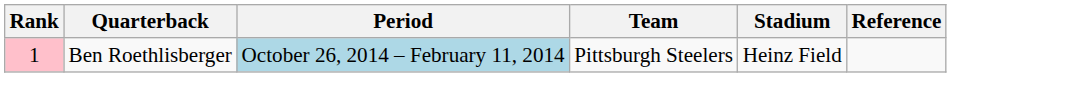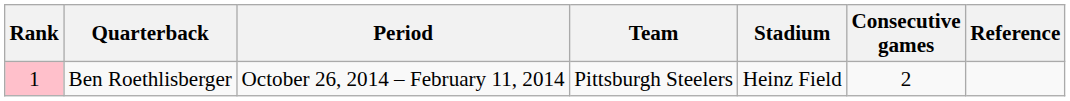+ column: (906, 33)
(403, 54) lightblue background -> (403, 78) no background
